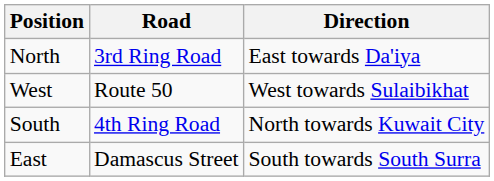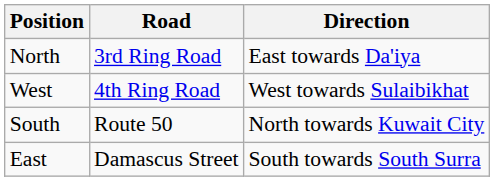(133, 90) Route 50 -> (157, 90) 4th Ring Road
(157, 124) 4th Ring Road -> (133, 124) Route 50
